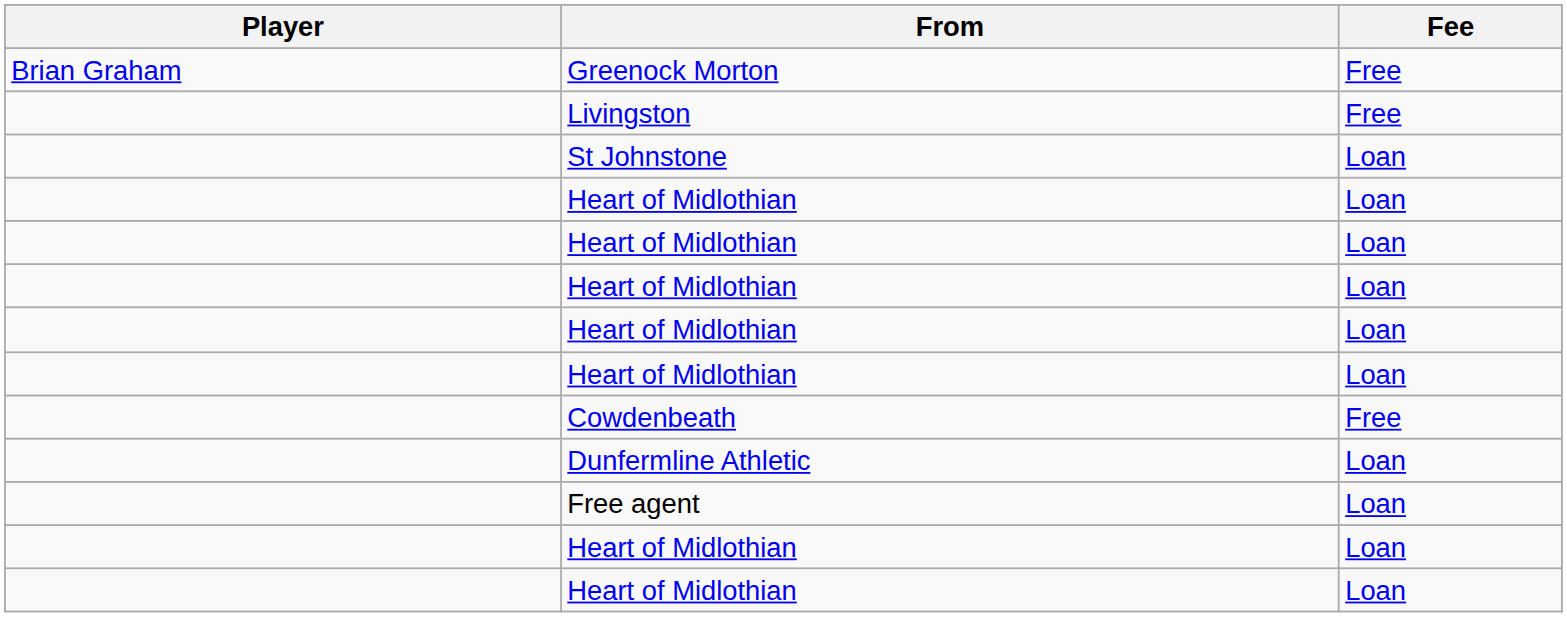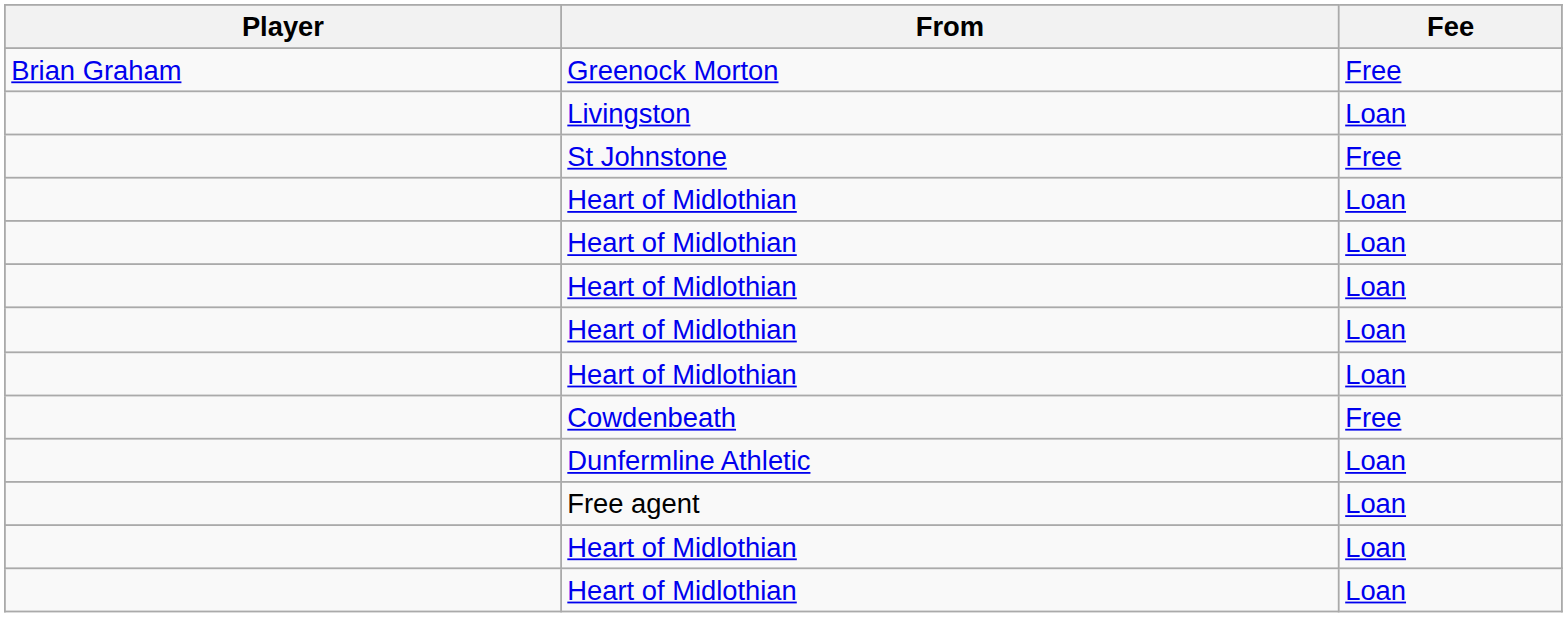(1373, 113) Free -> (1376, 113) Loan
(1376, 157) Loan -> (1373, 157) Free
